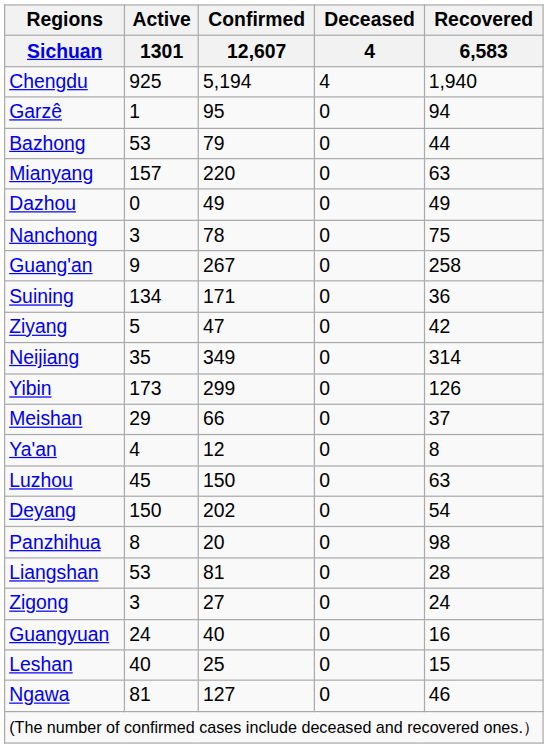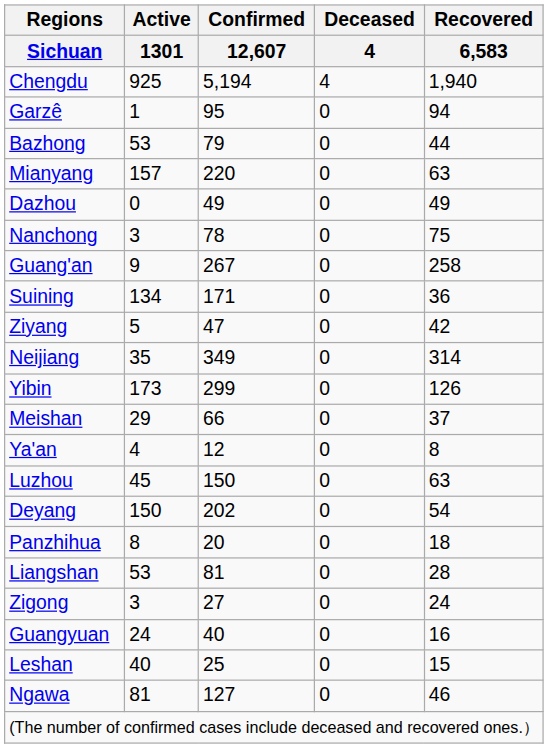(439, 542) 98 -> (439, 542) 18
